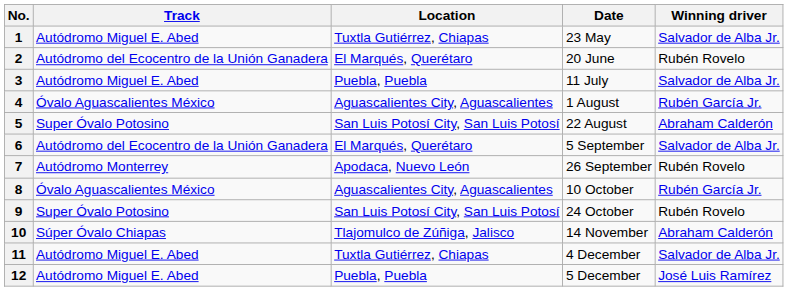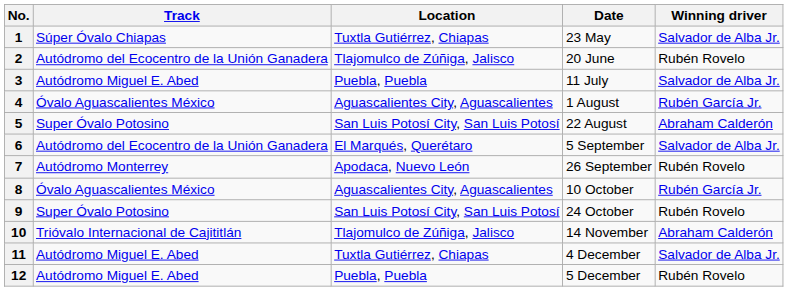(117, 37) Autódromo Miguel E. Abed -> (101, 37) Súper Óvalo Chiapas
(403, 59) El Marqués, Querétaro -> (424, 59) Tlajomulco de Zúñiga, Jalisco
(101, 232) Súper Óvalo Chiapas -> (139, 232) Trióvalo Internacional de Cajititlán
(715, 275) José Luis Ramírez -> (701, 275) Rubén Rovelo
